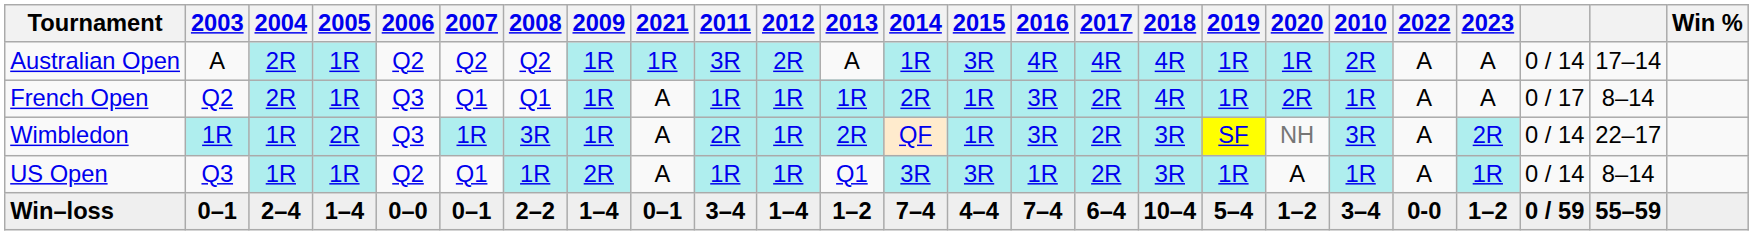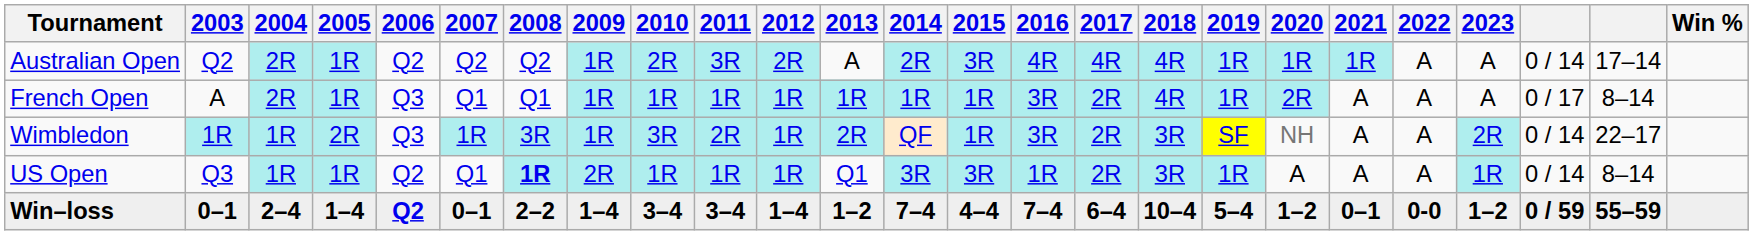columns swapped: (1361, 23) <-> (662, 23)
(217, 60) A -> (217, 60) Q2
(915, 60) 1R -> (915, 60) 2R
(217, 98) Q2 -> (217, 98) A
(915, 98) 2R -> (915, 98) 1R
(535, 173) normal -> (535, 173) bold
(408, 211) 0–0 -> (408, 211) Q2
